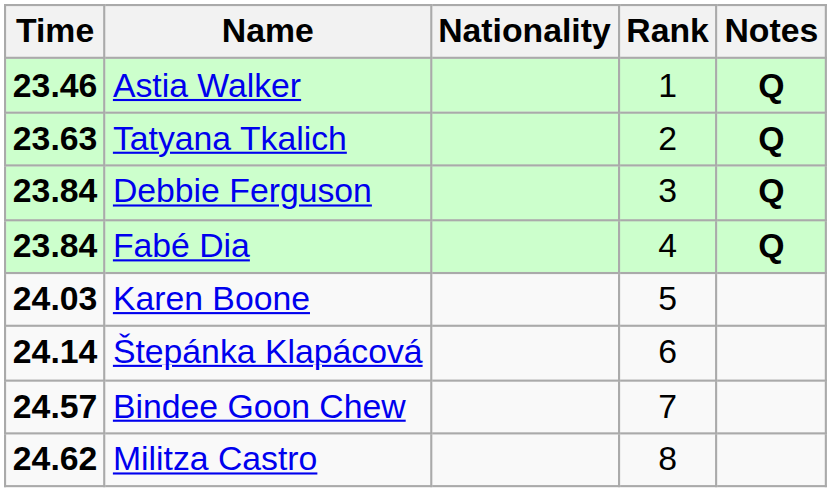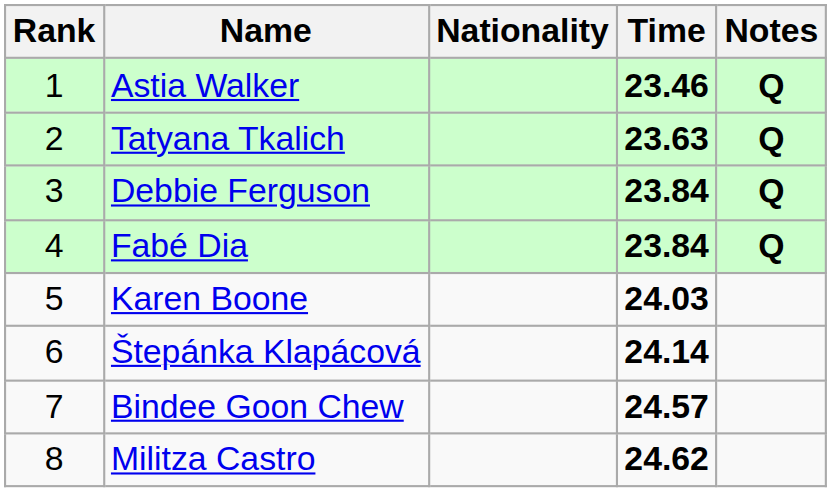columns swapped: (668, 31) <-> (55, 31)
